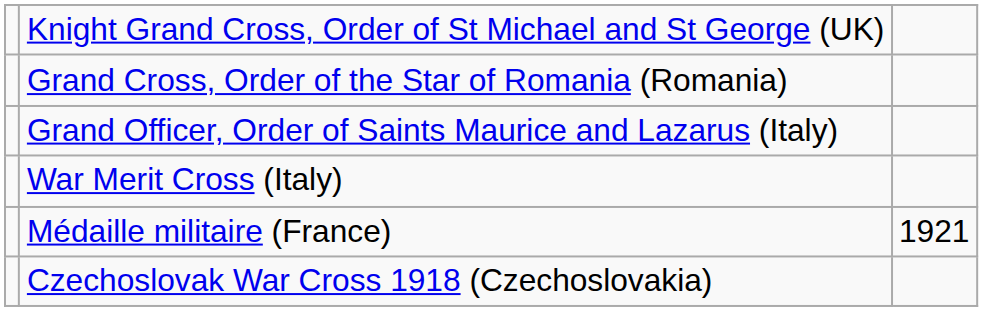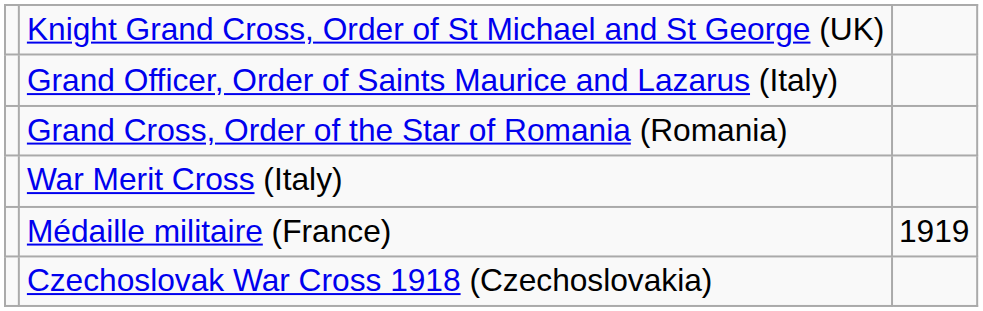rows swapped: (432, 130) <-> (407, 79)
(934, 230) 1921 -> (934, 230) 1919
